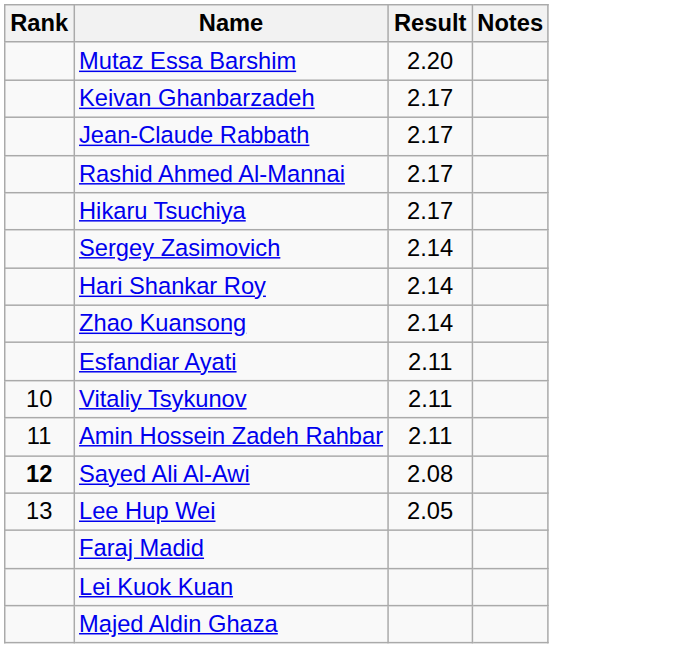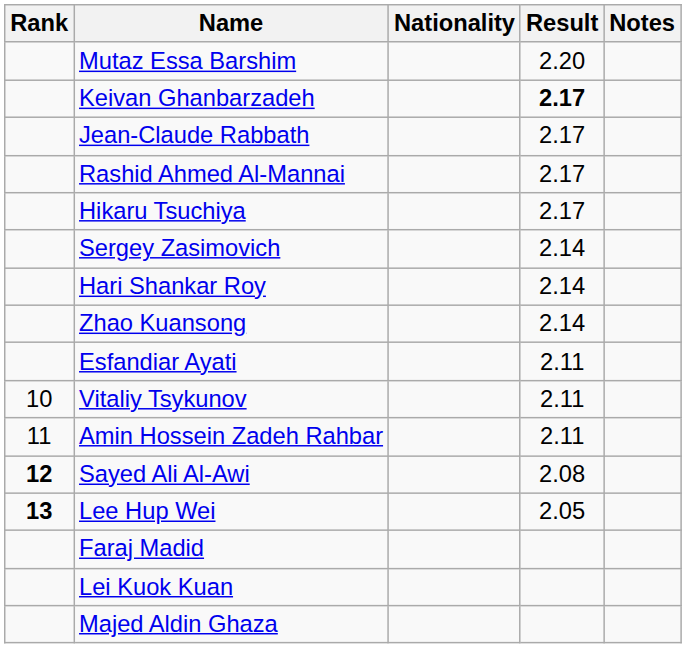+ column: (455, 23)
(430, 98) normal -> (562, 98) bold
(39, 511) normal -> (39, 511) bold
